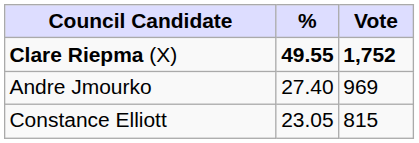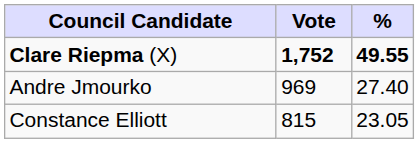columns swapped: (376, 21) <-> (307, 21)
